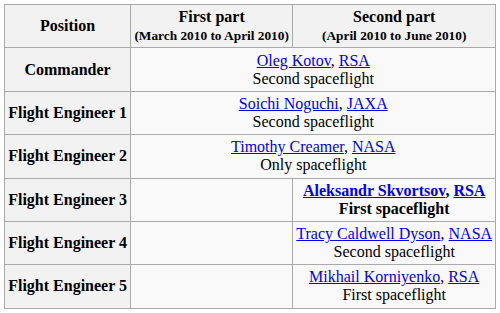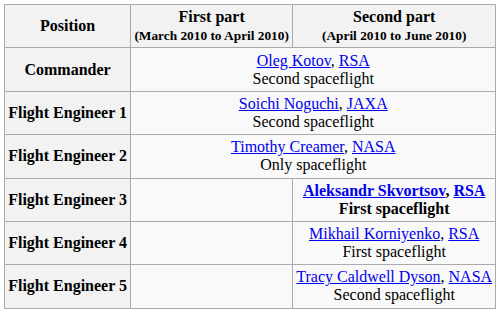(394, 243) Tracy Caldwell Dyson, NASA Second spaceflight -> (394, 243) Mikhail Korniyenko, RSA First spaceflight
(394, 286) Mikhail Korniyenko, RSA First spaceflight -> (394, 286) Tracy Caldwell Dyson, NASA Second spaceflight
